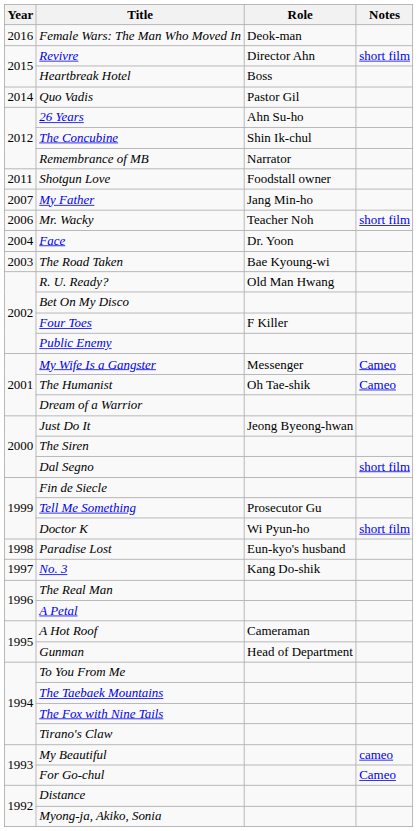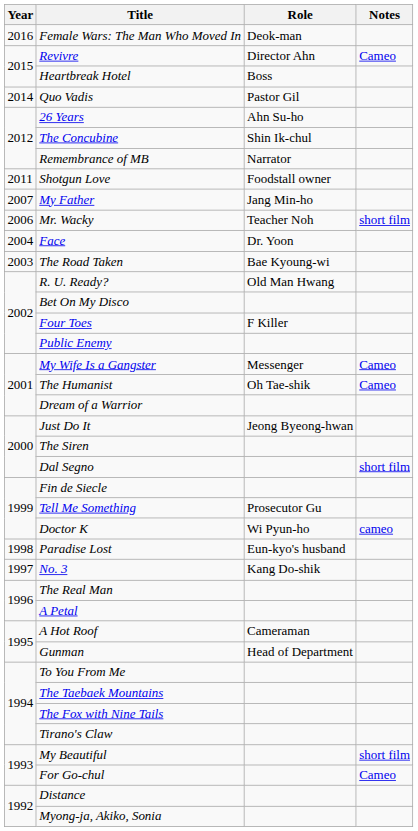(385, 55) short film -> (378, 55) Cameo
(385, 528) short film -> (376, 528) cameo
(376, 754) cameo -> (385, 754) short film
